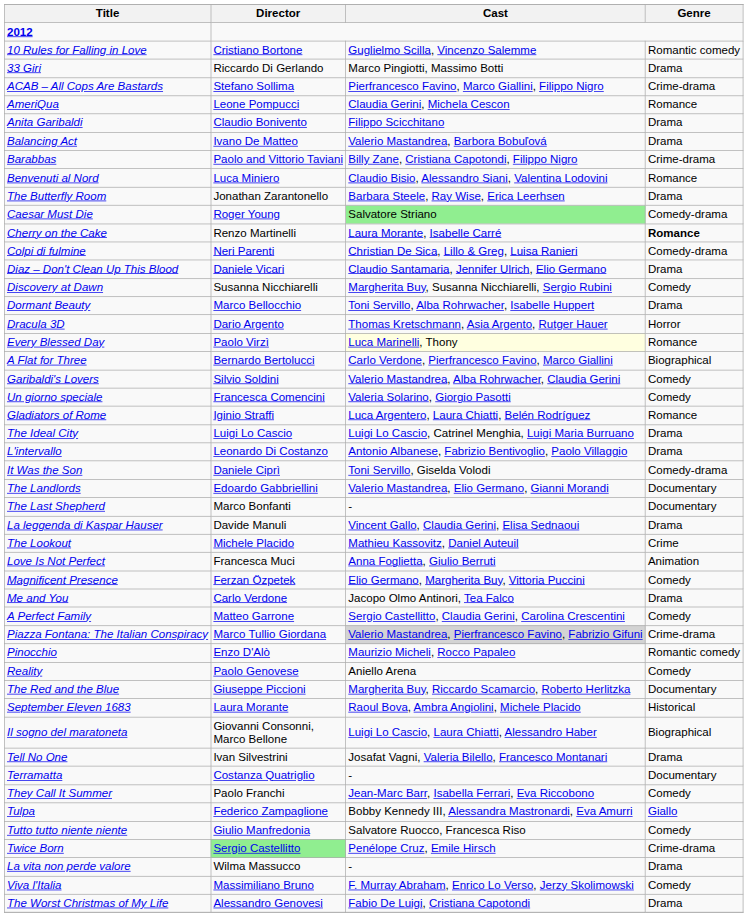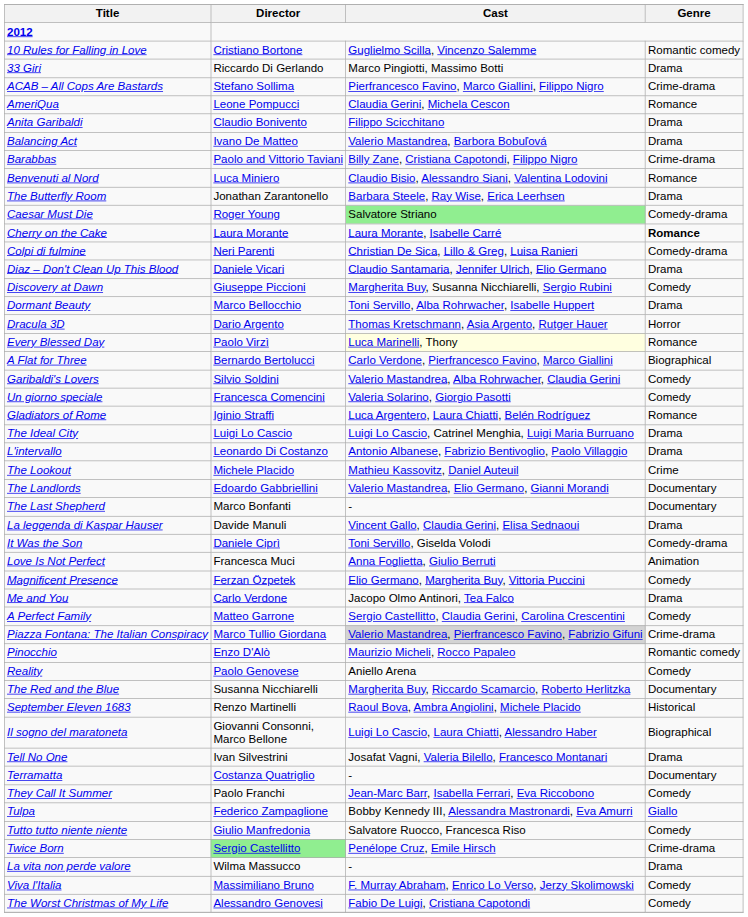(255, 232) Renzo Martinelli -> (251, 232) Laura Morante
(266, 287) Susanna Nicchiarelli -> (260, 287) Giuseppe Piccioni
rows swapped: (45, 470) <-> (39, 543)
(260, 689) Giuseppe Piccioni -> (266, 689) Susanna Nicchiarelli
(251, 707) Laura Morante -> (255, 707) Renzo Martinelli
(665, 903) Drama -> (669, 903) Comedy
